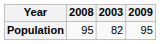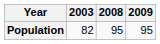columns swapped: (111, 13) <-> (81, 13)
